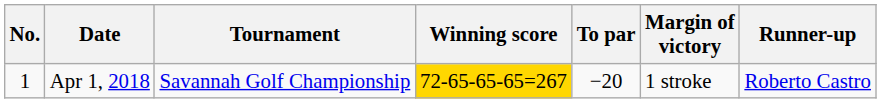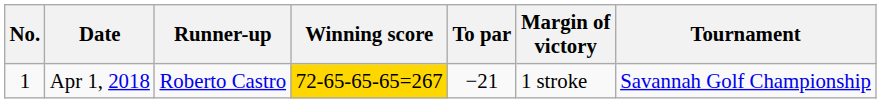columns swapped: (285, 34) <-> (808, 34)
(606, 80) −20 -> (482, 80) −21
